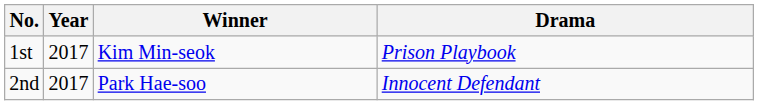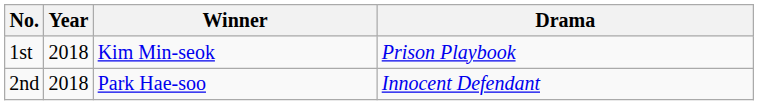(68, 52) 2017 -> (68, 52) 2018
(68, 83) 2017 -> (68, 83) 2018
